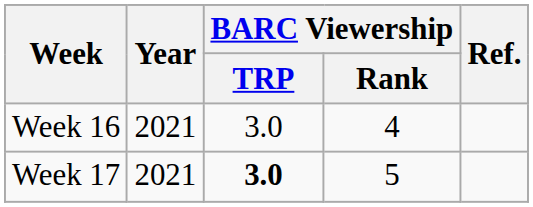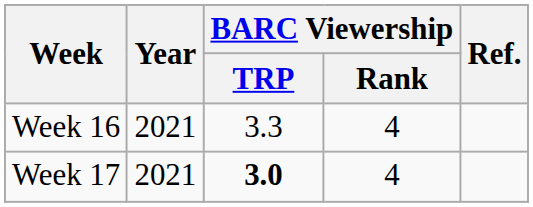(263, 126) 3.0 -> (263, 126) 3.3
(392, 175) 5 -> (392, 175) 4
